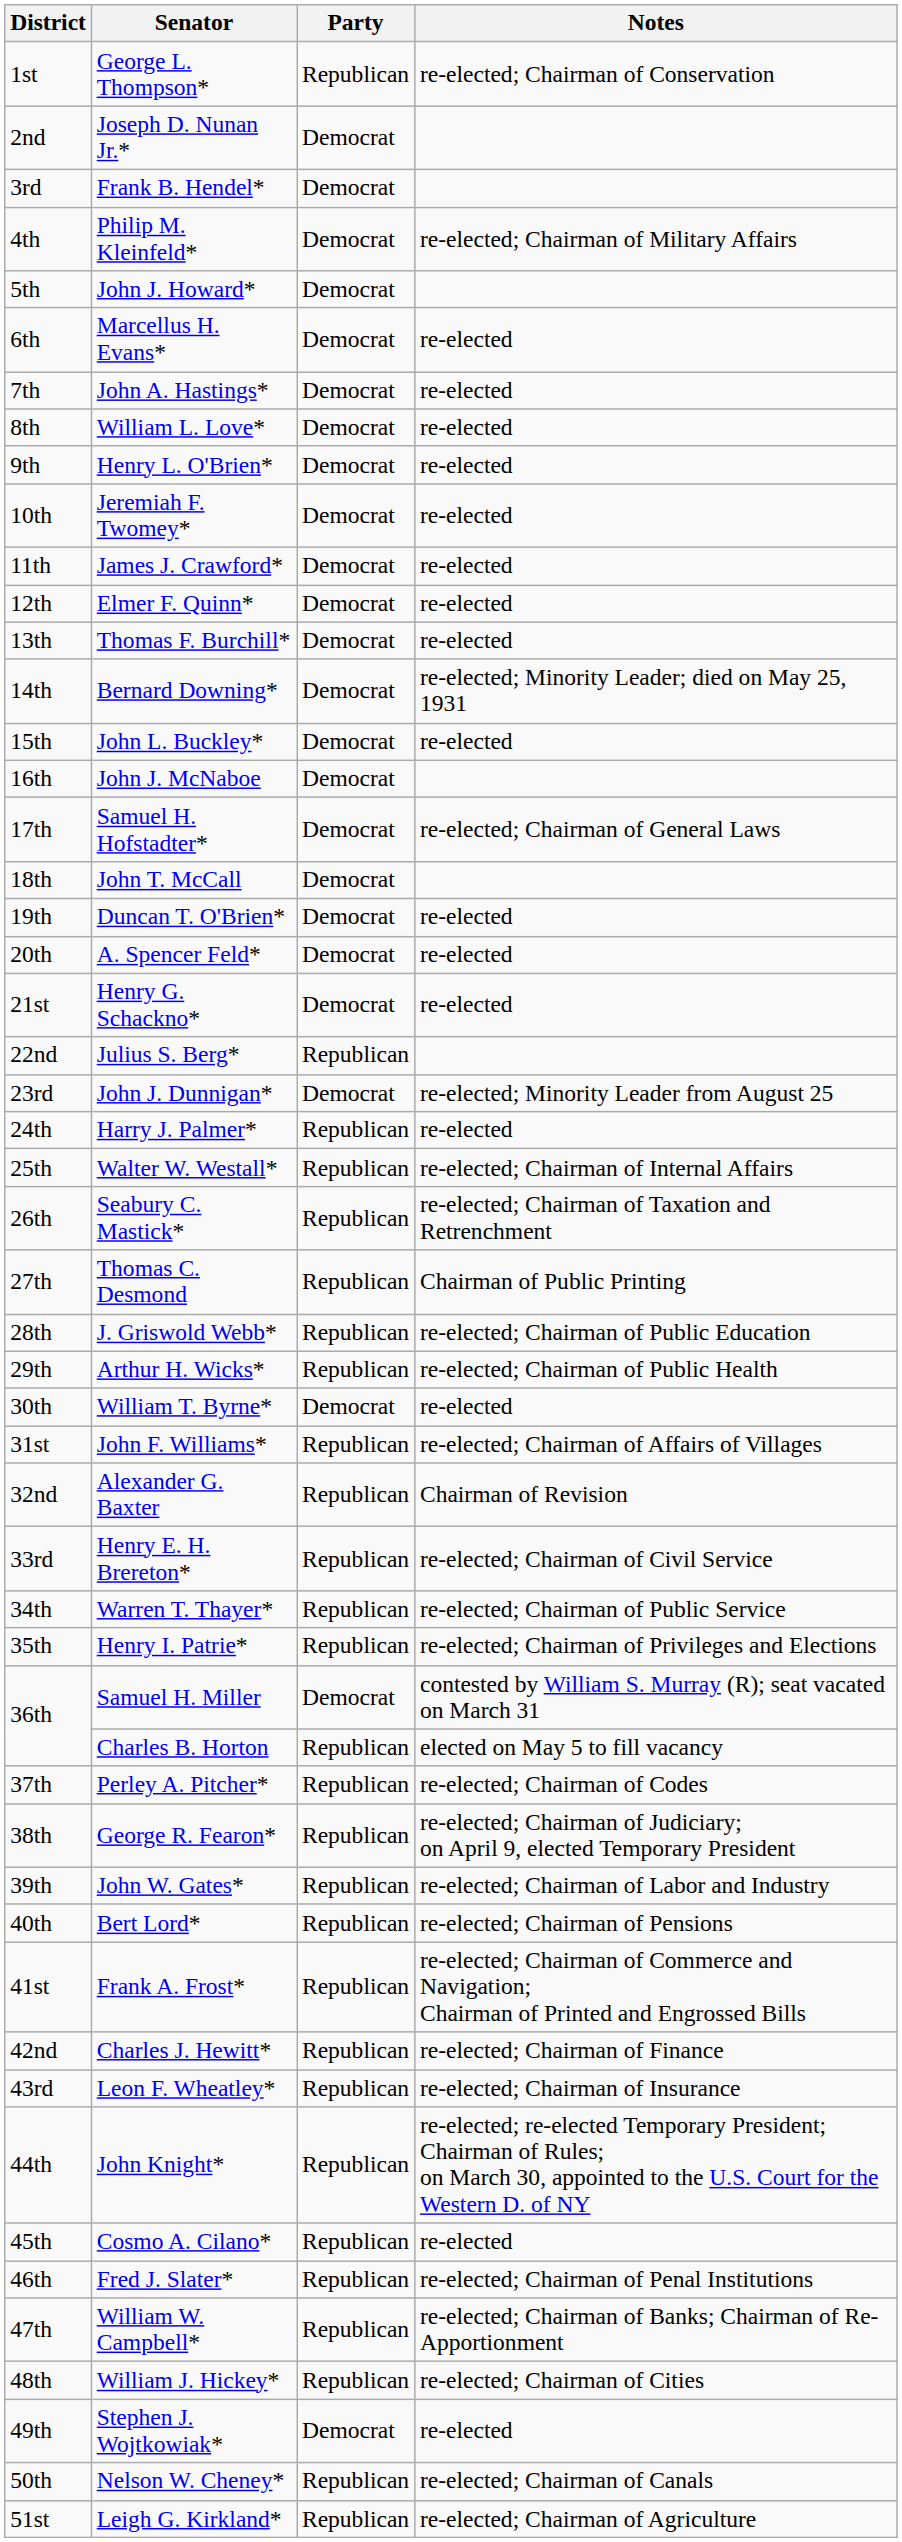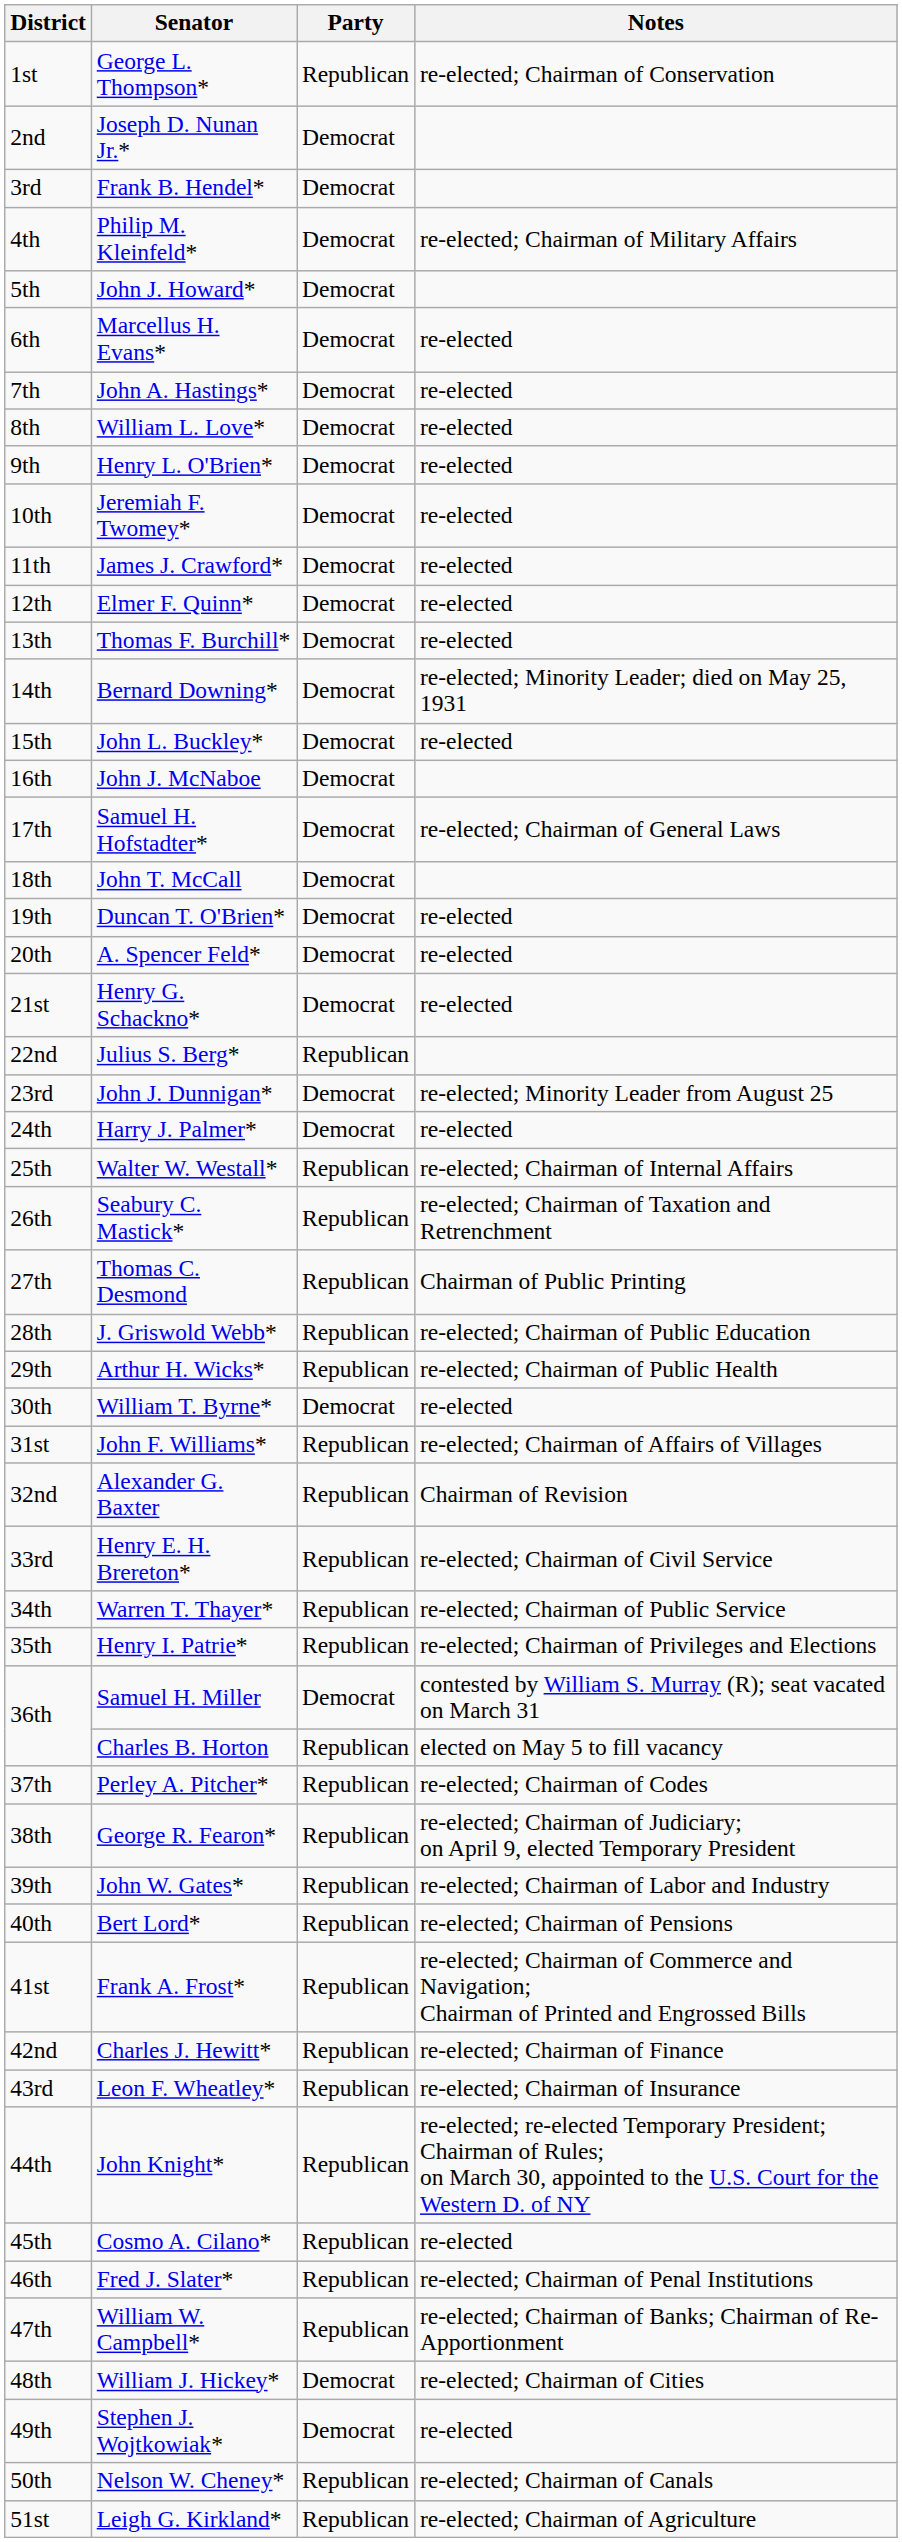(356, 1130) Republican -> (348, 1130) Democrat
(356, 2380) Republican -> (348, 2380) Democrat
